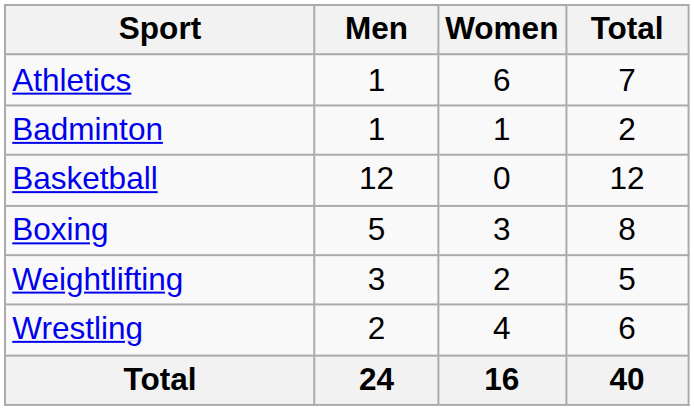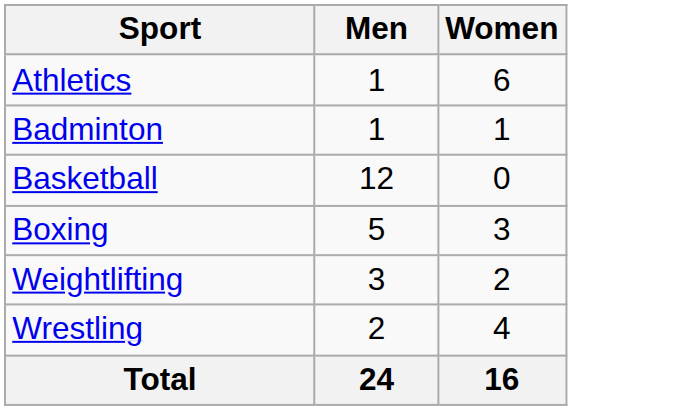- column: (627, 29)
